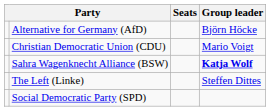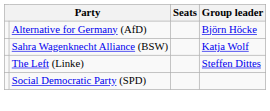- row: (89, 47)
(227, 64) bold -> (225, 47) normal
